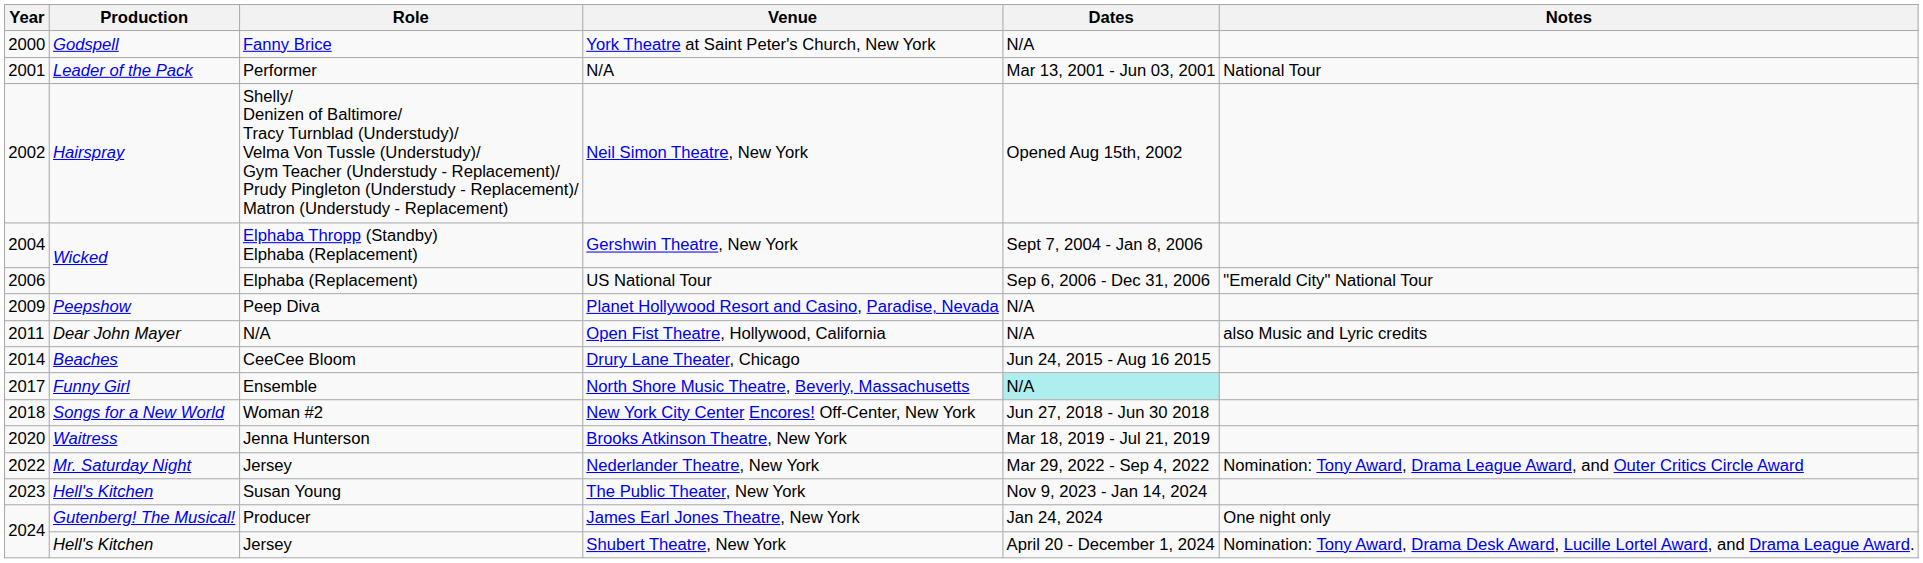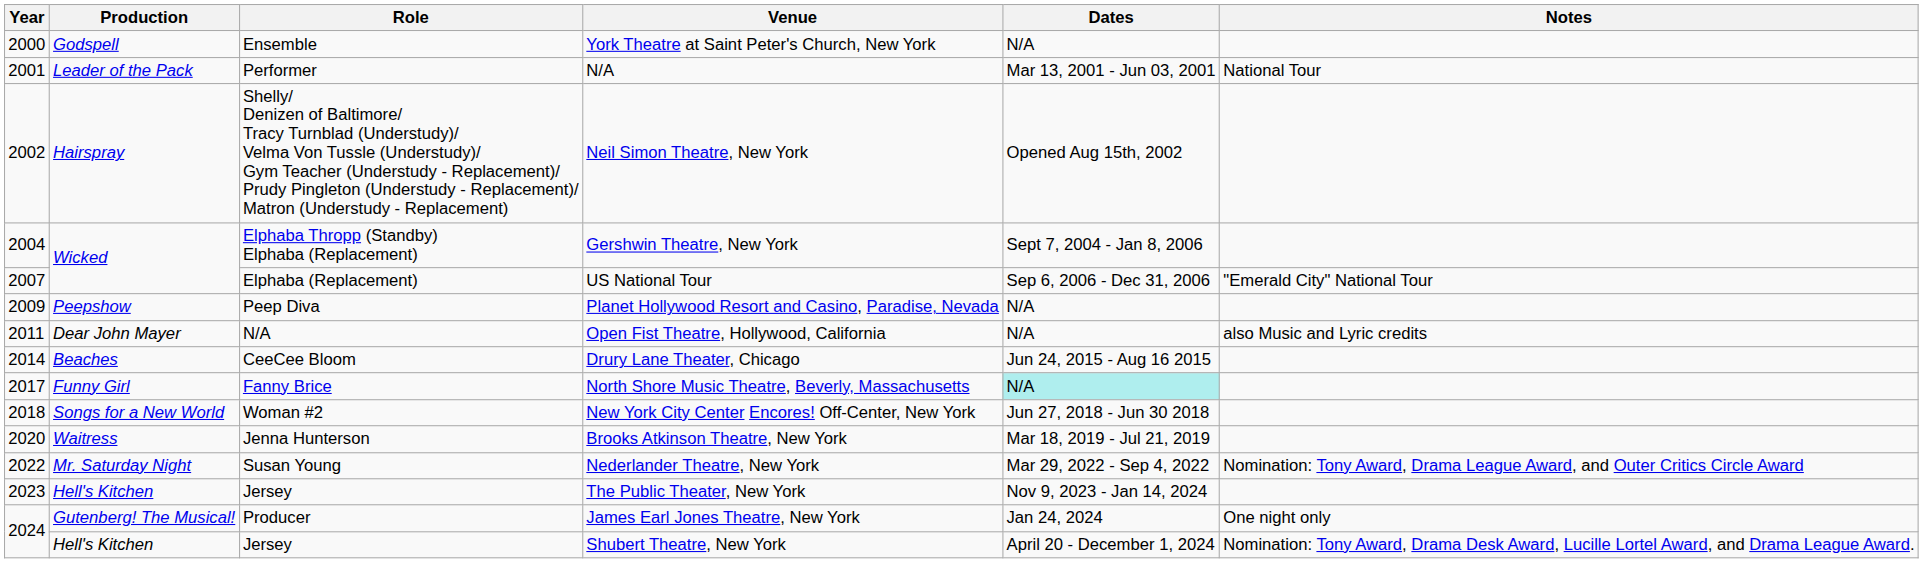(287, 44) Fanny Brice -> (280, 44) Ensemble
(27, 280) 2006 -> (27, 280) 2007
(280, 386) Ensemble -> (287, 386) Fanny Brice
(267, 465) Jersey -> (292, 465) Susan Young
(292, 491) Susan Young -> (267, 491) Jersey
